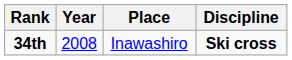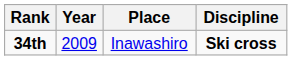(79, 43) 2008 -> (79, 43) 2009
